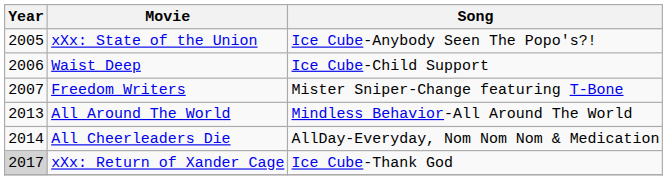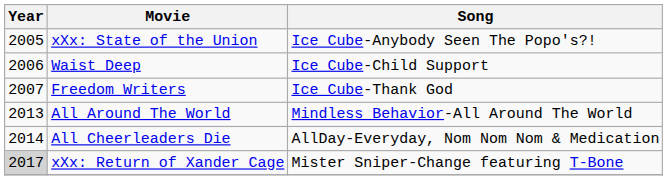(458, 90) Mister Sniper-Change featuring T-Bone -> (372, 90) Ice Cube-Thank God
(372, 163) Ice Cube-Thank God -> (458, 163) Mister Sniper-Change featuring T-Bone
